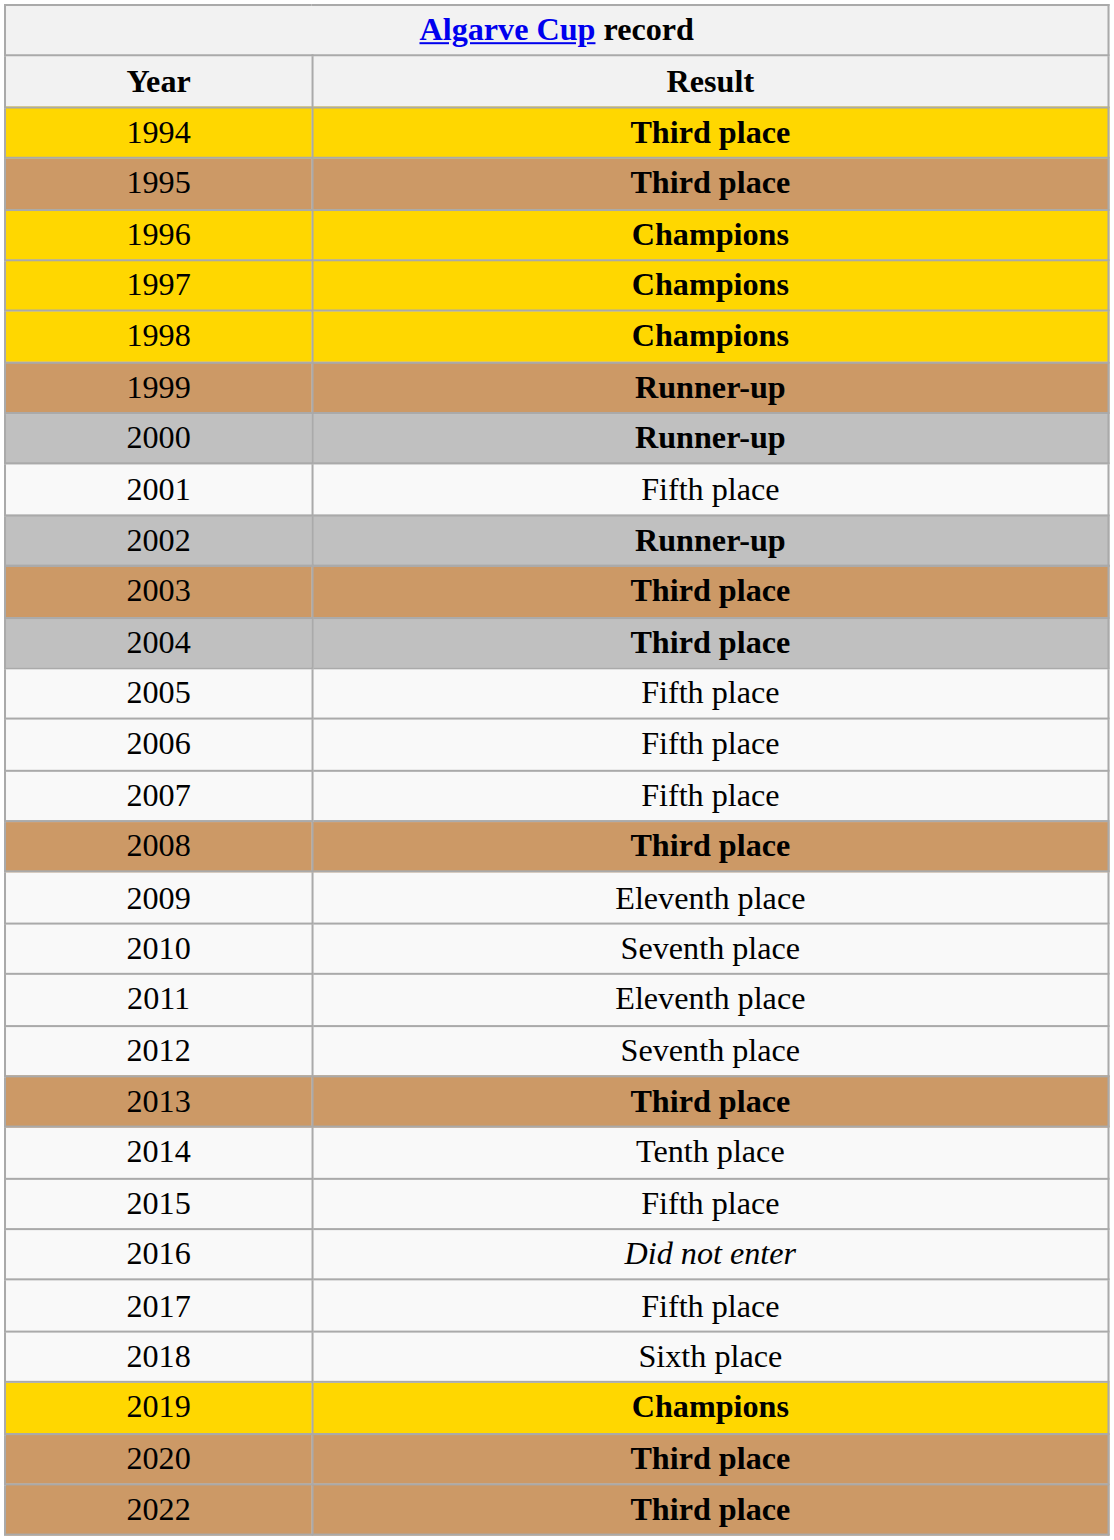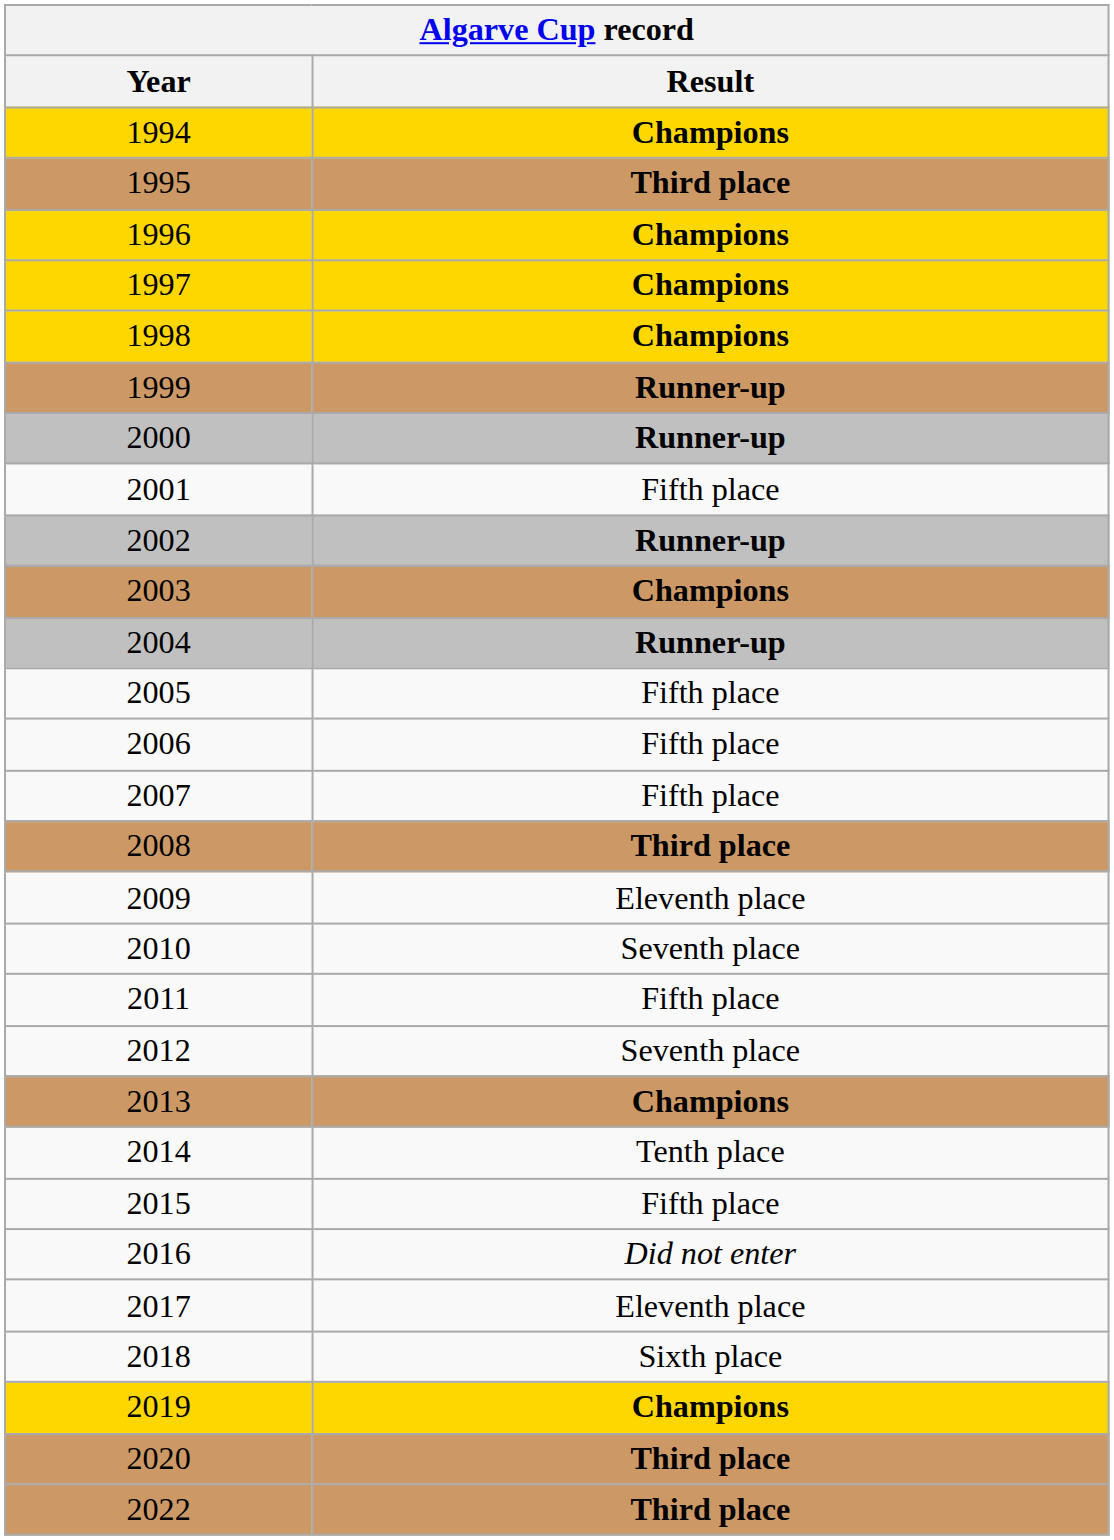(710, 132) Third place -> (710, 132) Champions
(710, 591) Third place -> (710, 591) Champions
(710, 642) Third place -> (710, 642) Runner-up
(710, 999) Eleventh place -> (710, 999) Fifth place
(710, 1101) Third place -> (710, 1101) Champions
(710, 1305) Fifth place -> (710, 1305) Eleventh place
